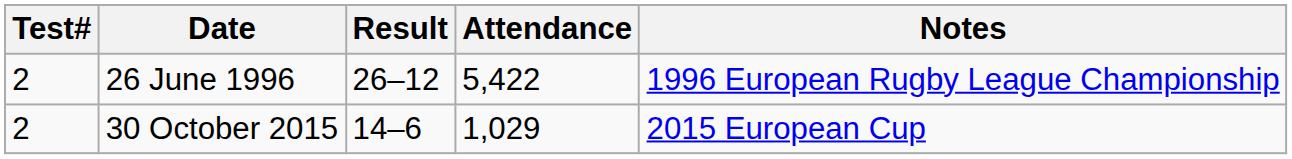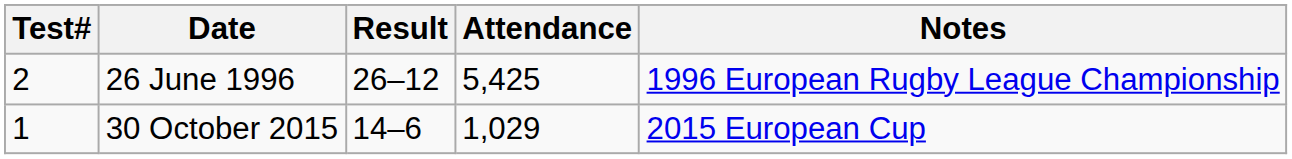(501, 78) 5,422 -> (501, 78) 5,425
(21, 128) 2 -> (21, 128) 1
